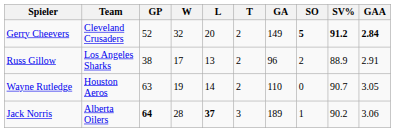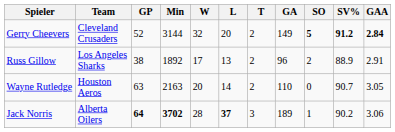+ column: (175, 12)
(178, 87) 19 -> (198, 87) 20
